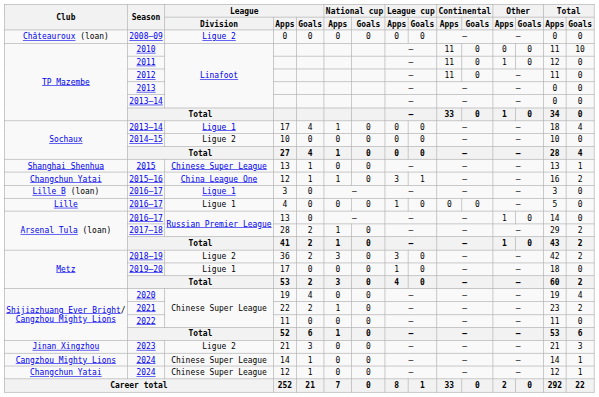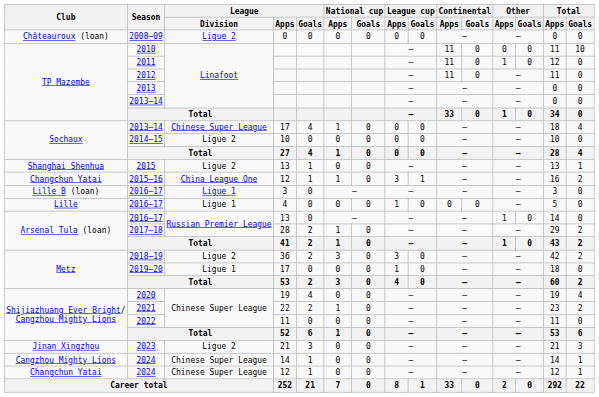(219, 127) Ligue 1 -> (219, 127) Chinese Super League
(219, 166) Chinese Super League -> (219, 166) Ligue 2
